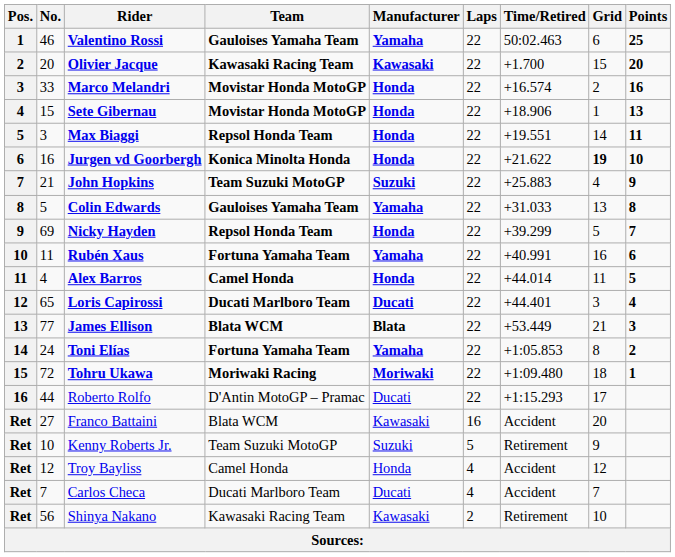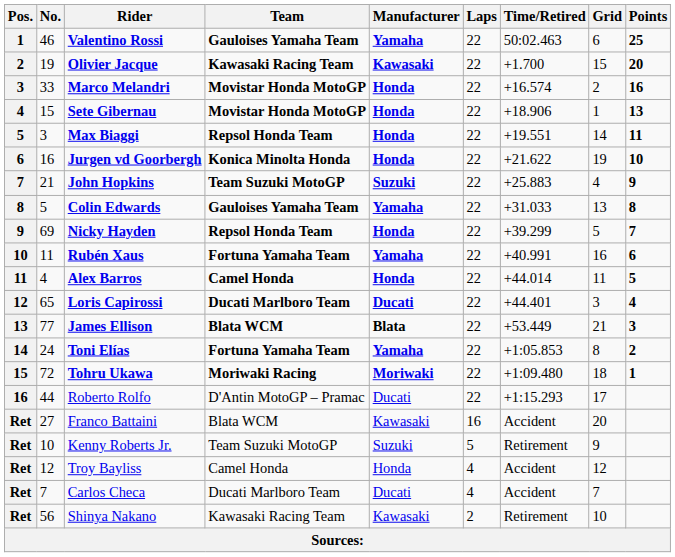(47, 64) 20 -> (47, 64) 19
(600, 159) bold -> (600, 159) normal
